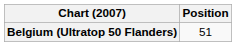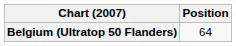(206, 32) 51 -> (206, 32) 64
